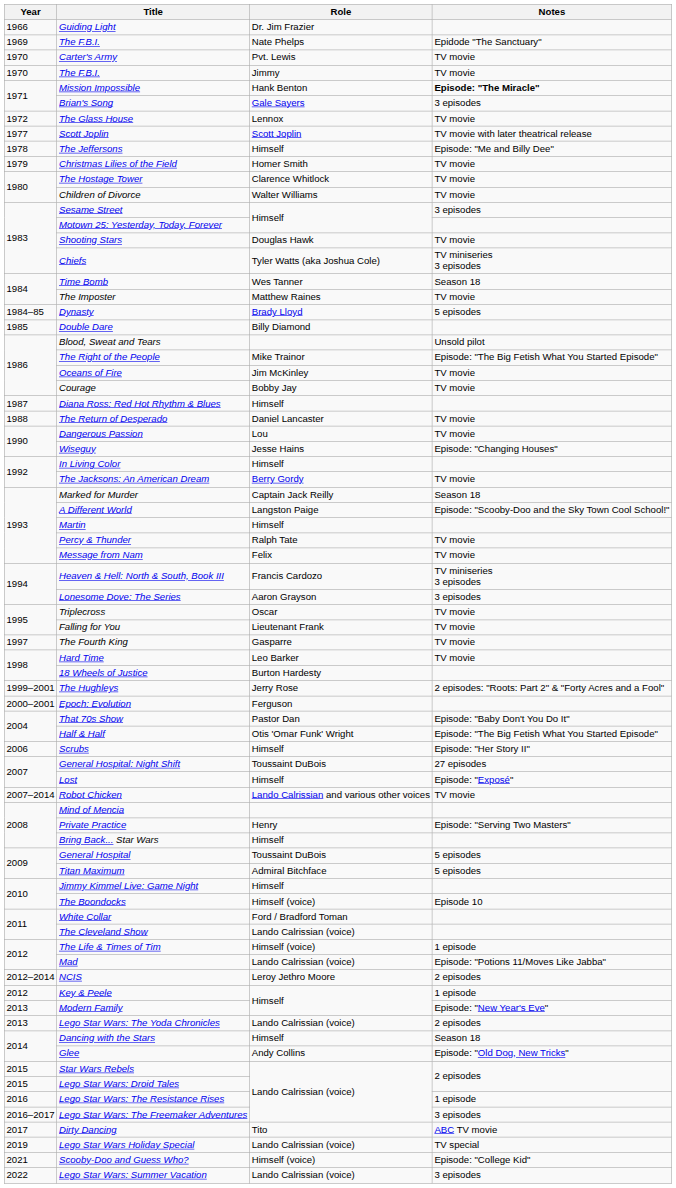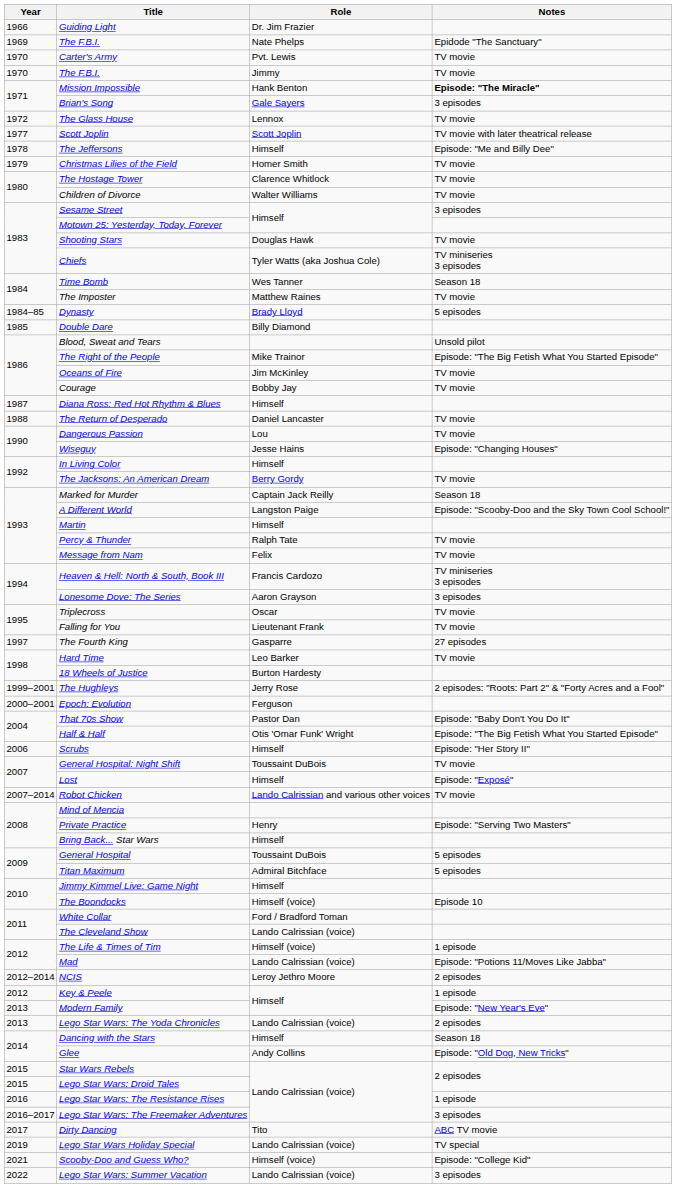(455, 642) TV movie -> (460, 642) 27 episodes
(460, 764) 27 episodes -> (455, 764) TV movie
